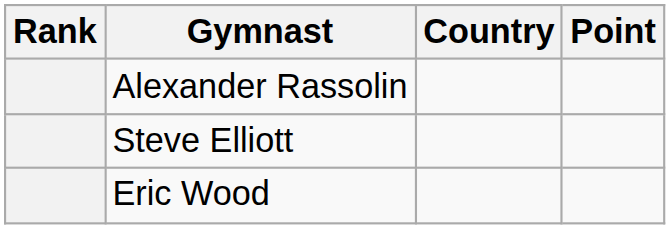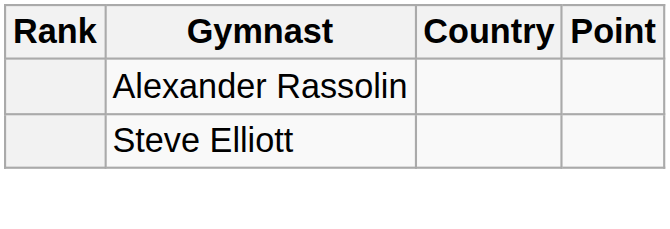- row: (191, 194)
